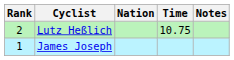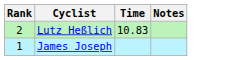- column: (136, 13)
(175, 30) 10.75 -> (133, 30) 10.83
